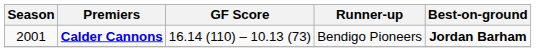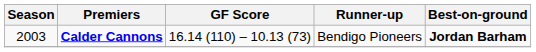(31, 36) 2001 -> (31, 36) 2003
